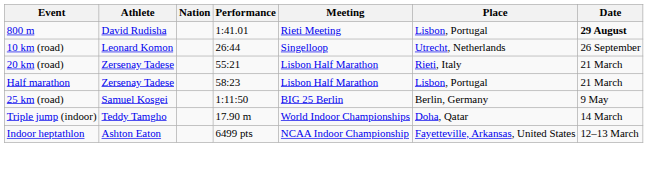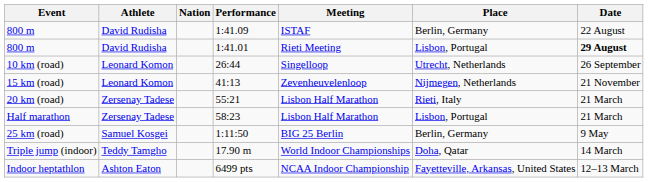+ row: (232, 30)
+ row: (228, 82)
